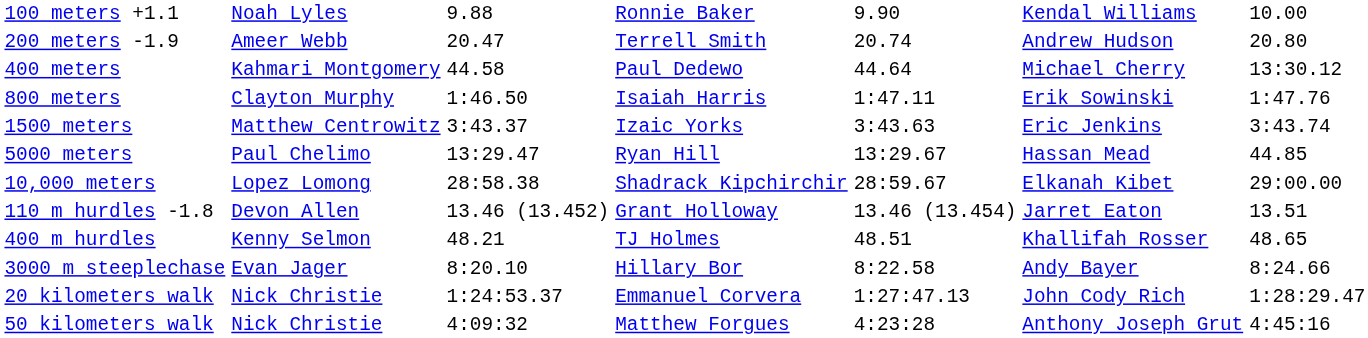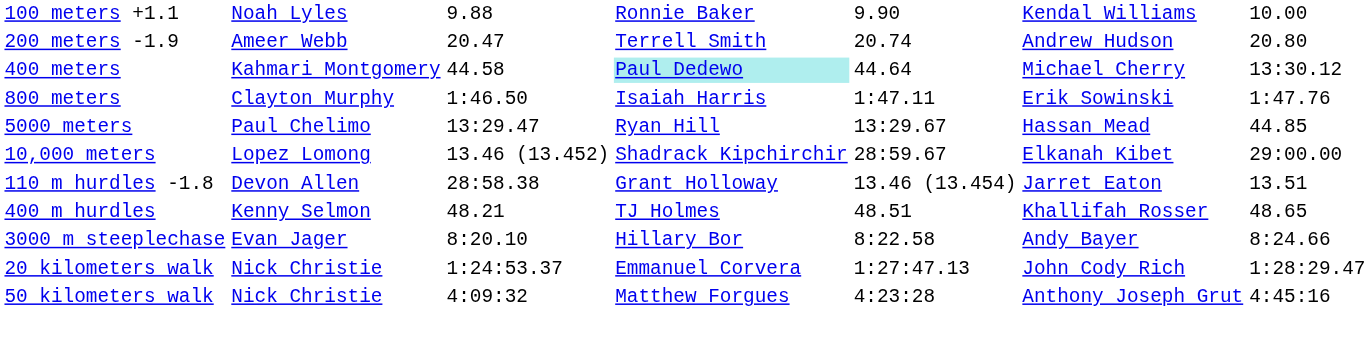(679, 70) no background -> (679, 70) paleturquoise background
- row: (68, 127)
(493, 183) 28:58.38 -> (528, 155) 13.46 (13.452)
(528, 212) 13.46 (13.452) -> (493, 183) 28:58.38
